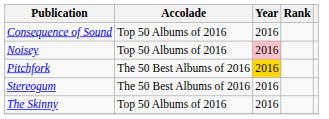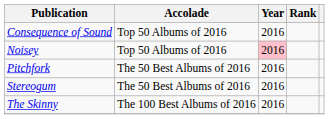(267, 68) gold background -> (273, 68) no background
(172, 104) Top 50 Albums of 2016 -> (187, 104) The 100 Best Albums of 2016
